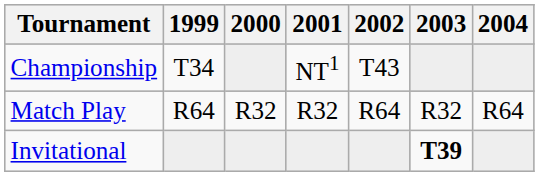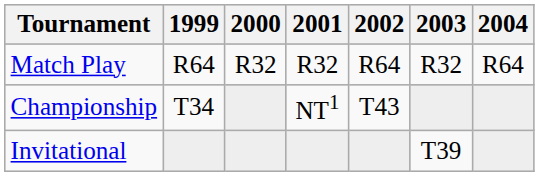rows swapped: (68, 110) <-> (84, 67)
(441, 150) bold -> (441, 150) normal
